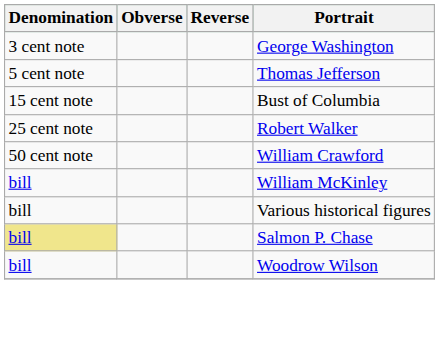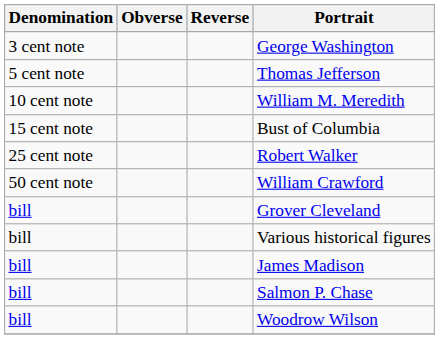+ row: (331, 100)
- row: (322, 182)
+ row: (319, 210)
+ row: (311, 264)
(20, 237) khaki background -> (20, 292) no background
